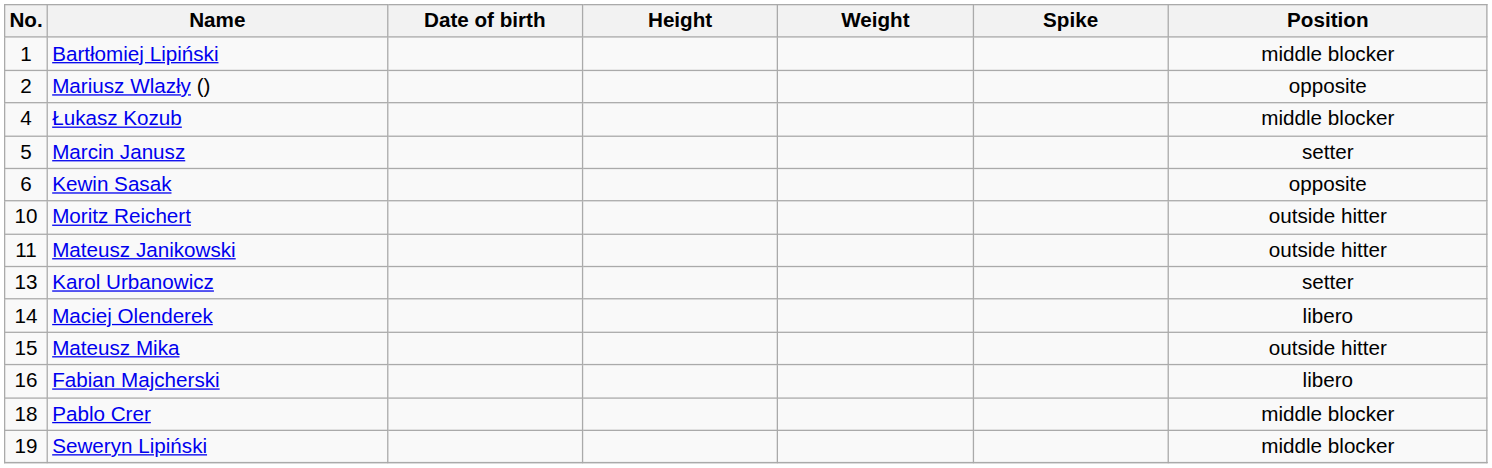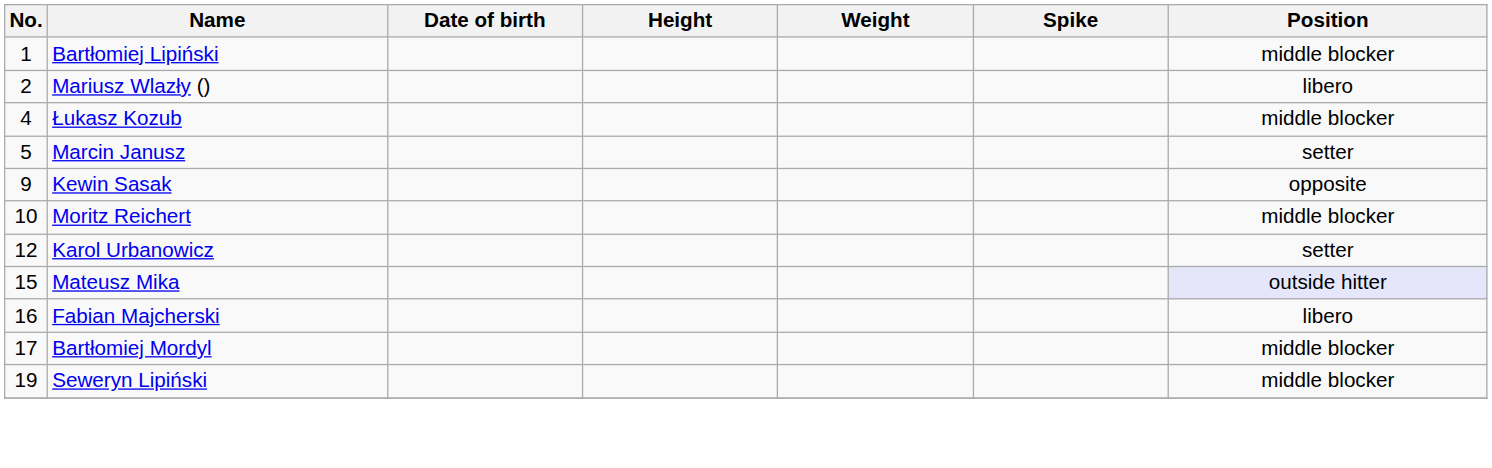(1328, 86) opposite -> (1328, 86) libero
(26, 184) 6 -> (26, 184) 9
(1328, 217) outside hitter -> (1328, 217) middle blocker
- row: (144, 250)
(26, 282) 13 -> (26, 250) 12
- row: (132, 315)
(1328, 348) no background -> (1328, 282) lavender background
+ row: (132, 348)
- row: (102, 413)
